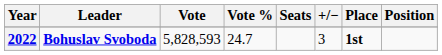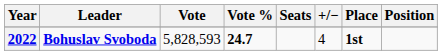(240, 38) normal -> (240, 38) bold
(322, 38) 3 -> (322, 38) 4
